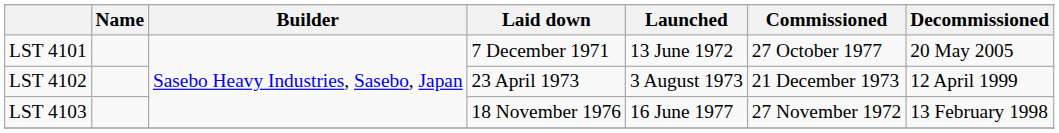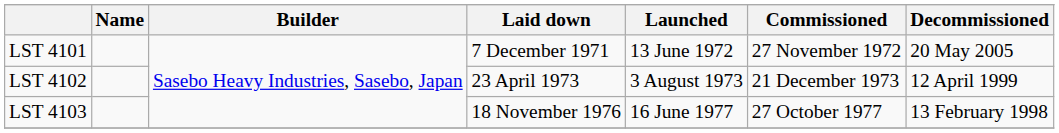(817, 50) 27 October 1977 -> (827, 50) 27 November 1972
(827, 111) 27 November 1972 -> (817, 111) 27 October 1977
